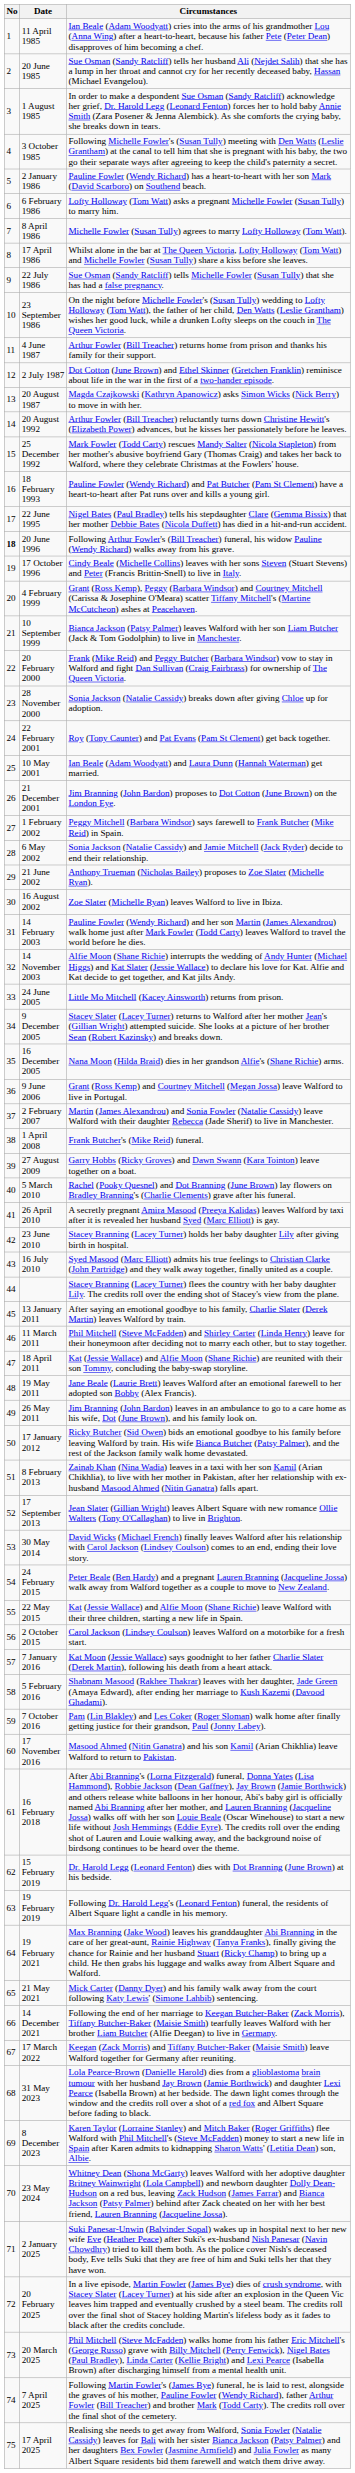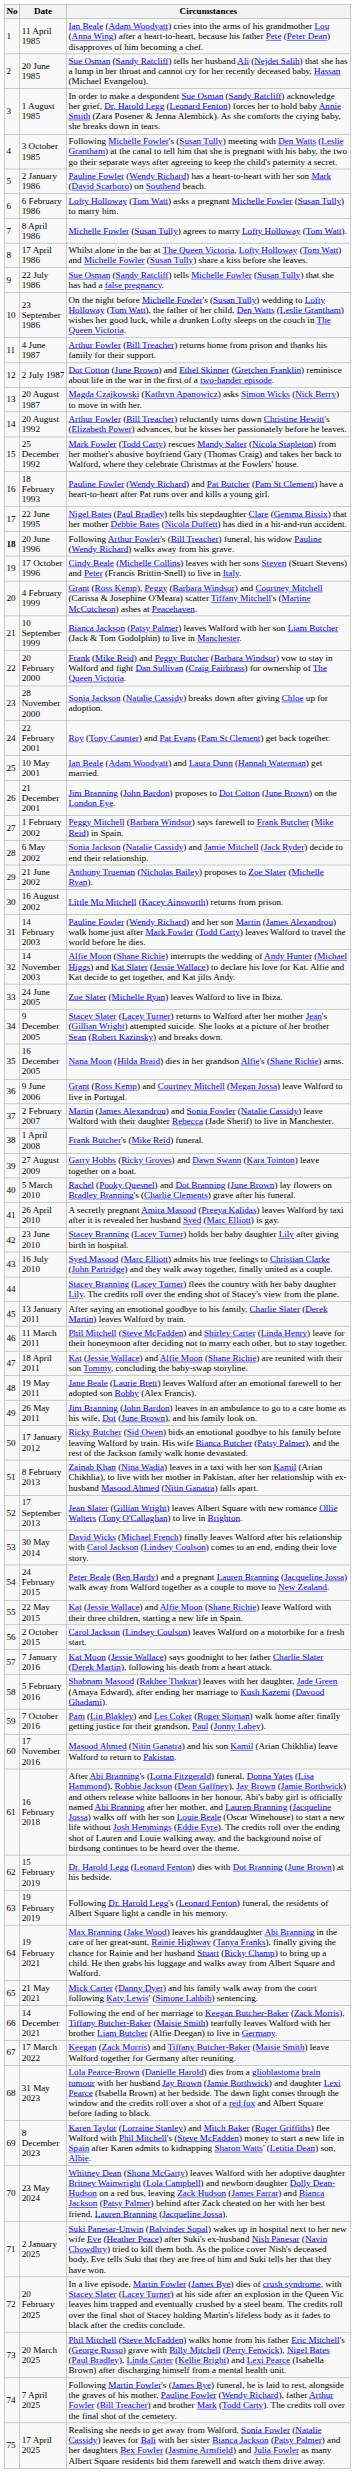(176, 902) Zoe Slater (Michelle Ryan) leaves Walford to live in Ibiza. -> (176, 902) Little Mo Mitchell (Kacey Ainsworth) returns from prison.
(176, 996) Little Mo Mitchell (Kacey Ainsworth) returns from prison. -> (176, 996) Zoe Slater (Michelle Ryan) leaves Walford to live in Ibiza.
